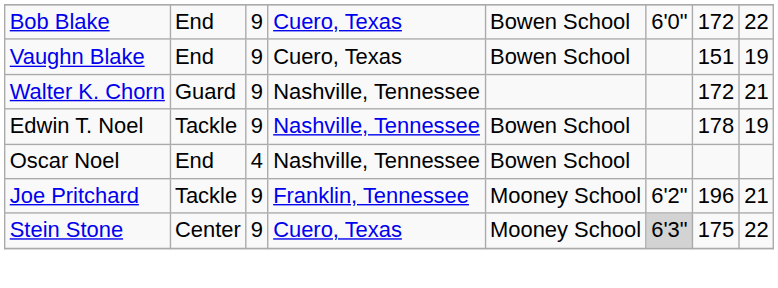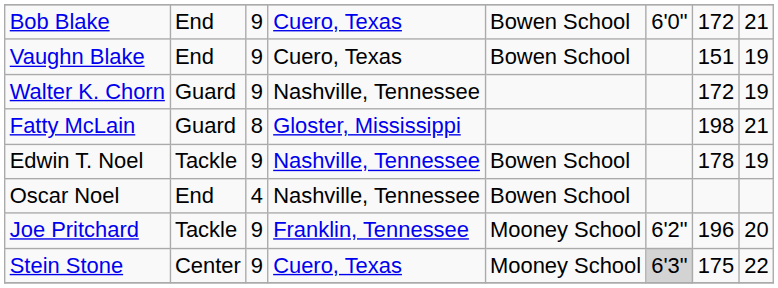(757, 21) 22 -> (757, 21) 21
(757, 91) 21 -> (757, 91) 19
+ row: (72, 126)
(757, 195) 21 -> (757, 230) 20
